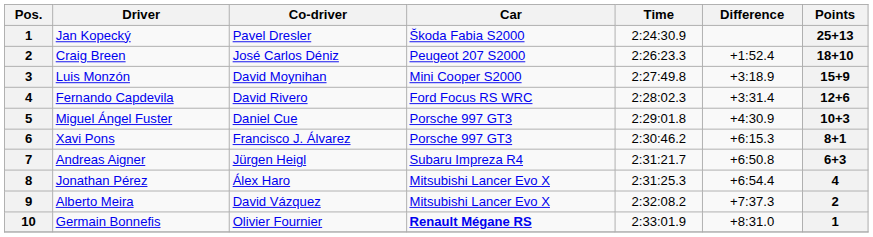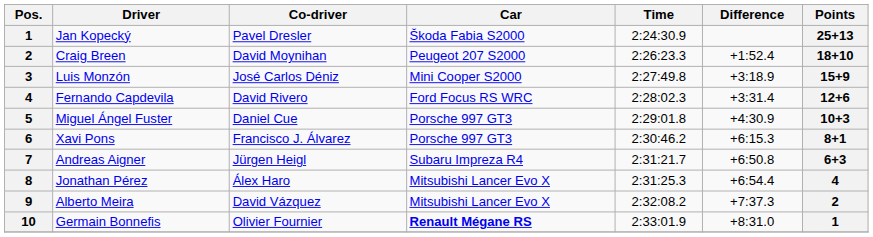(286, 57) José Carlos Déniz -> (280, 57) David Moynihan
(280, 77) David Moynihan -> (286, 77) José Carlos Déniz
